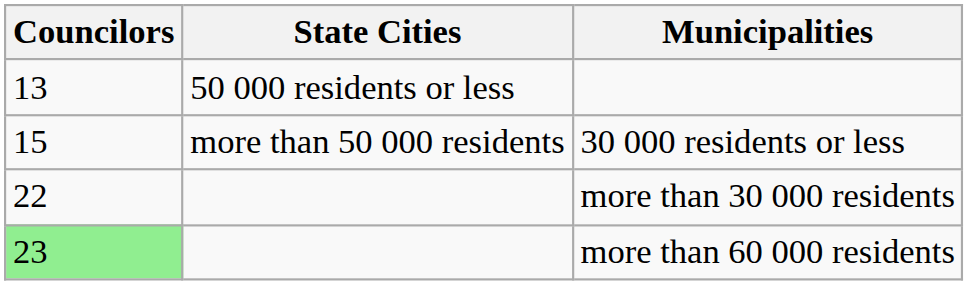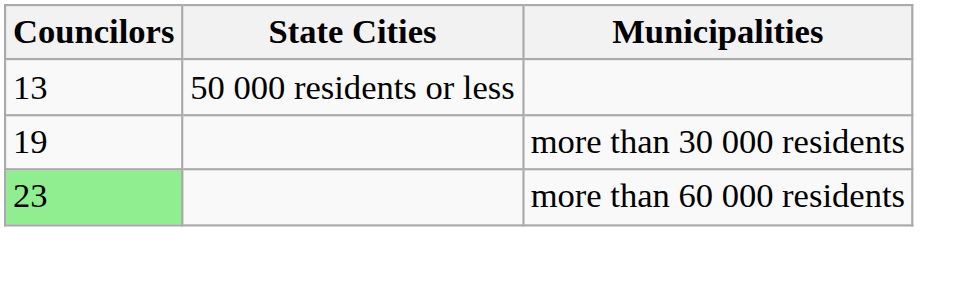- row: (743, 141)
(30, 196) 22 -> (30, 141) 19
